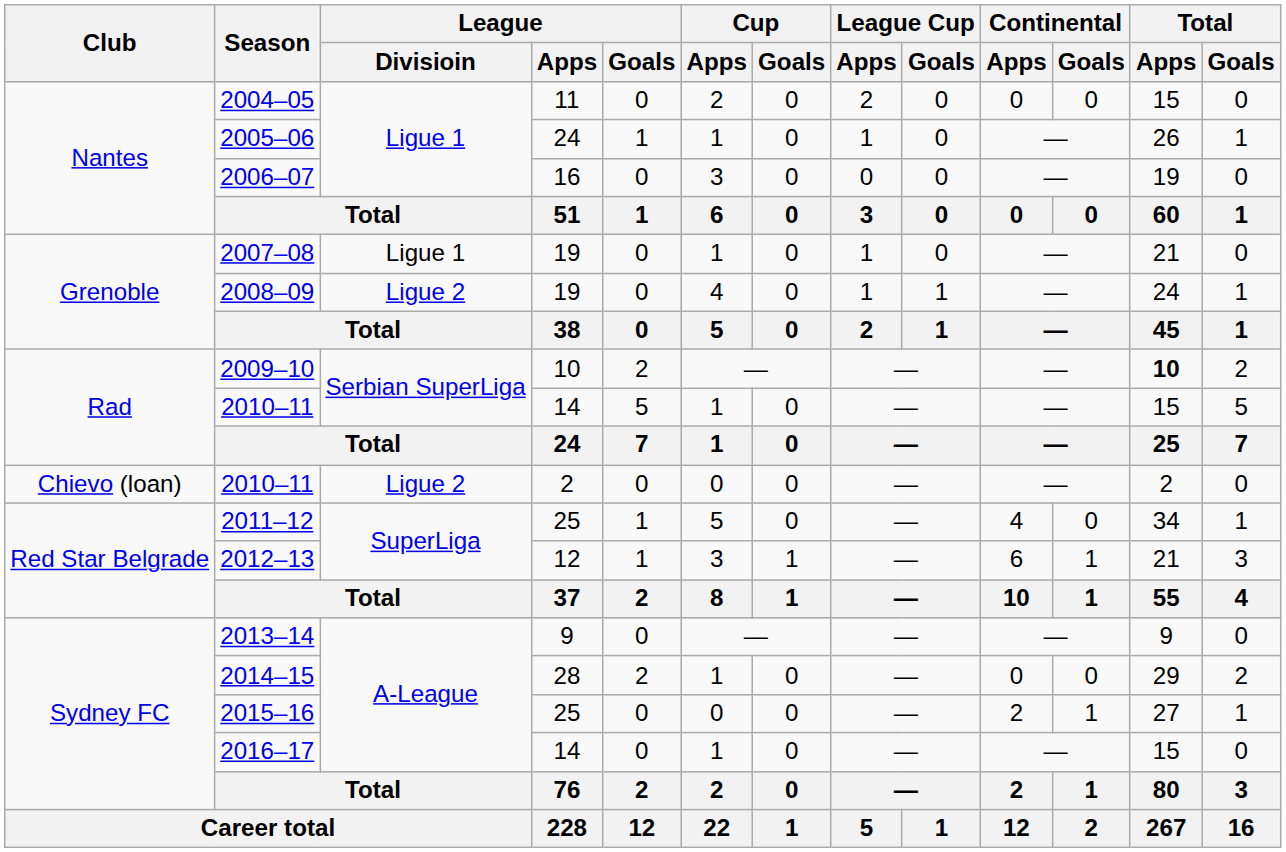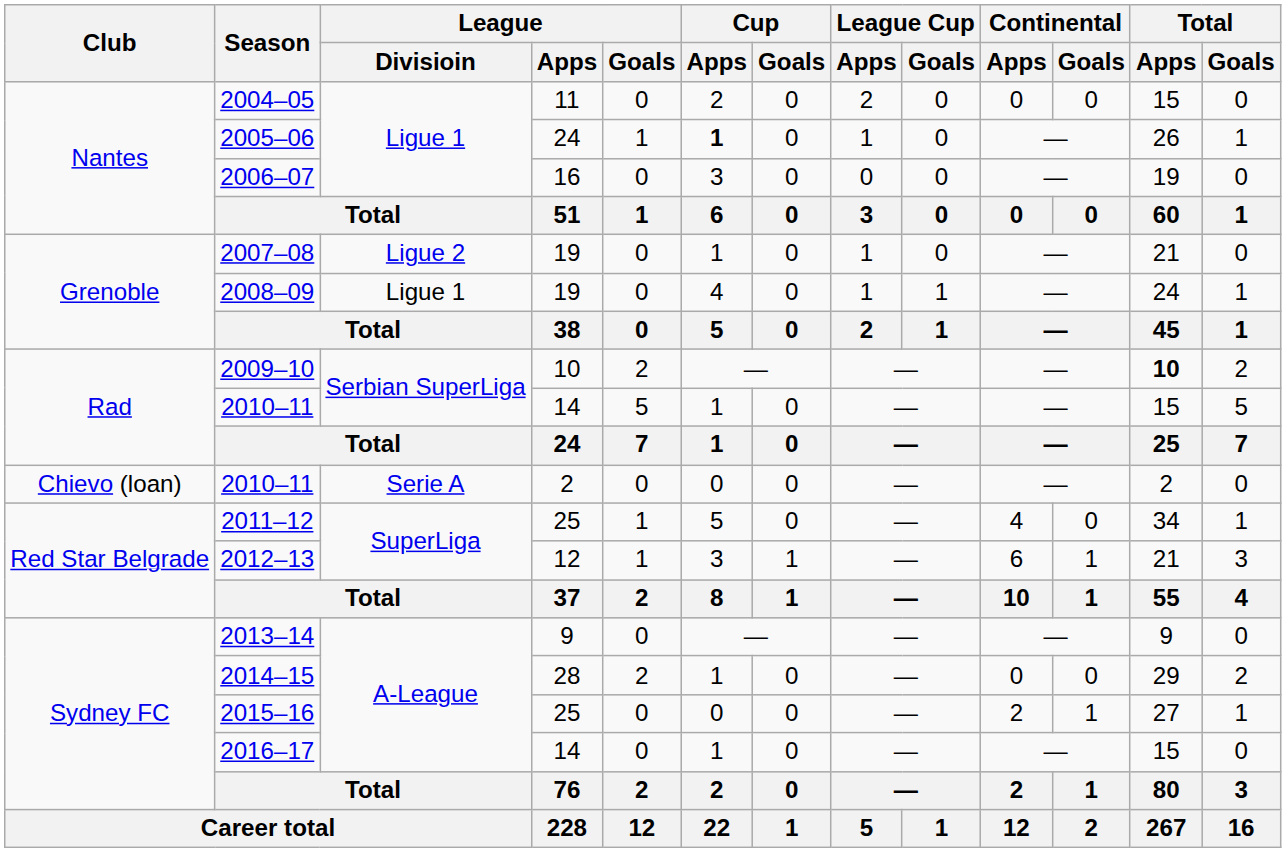(717, 138) normal -> (717, 138) bold
(426, 253) Ligue 1 -> (426, 253) Ligue 2
(426, 291) Ligue 2 -> (426, 291) Ligue 1
(426, 483) Ligue 2 -> (426, 483) Serie A
